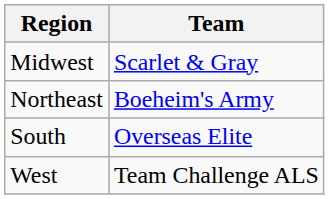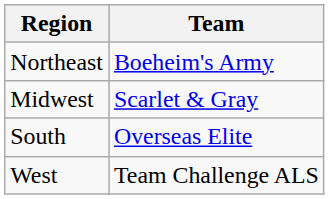rows swapped: (57, 99) <-> (52, 61)
